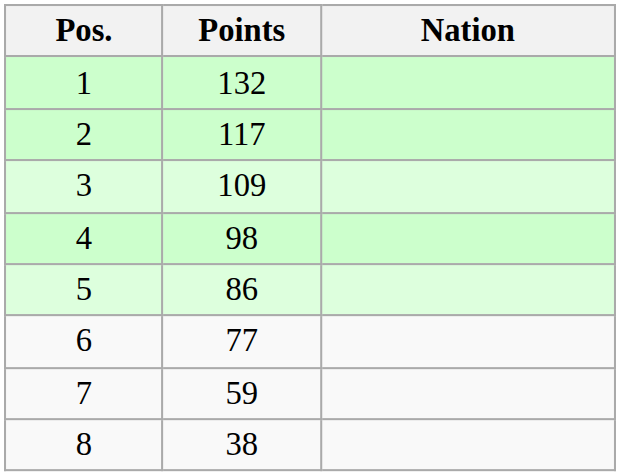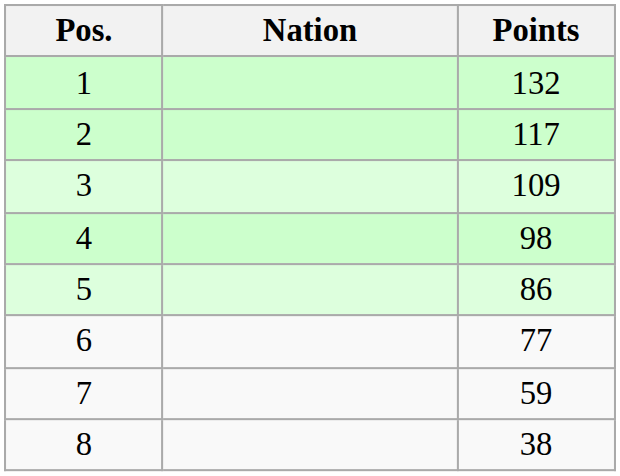columns swapped: (468, 30) <-> (242, 30)
